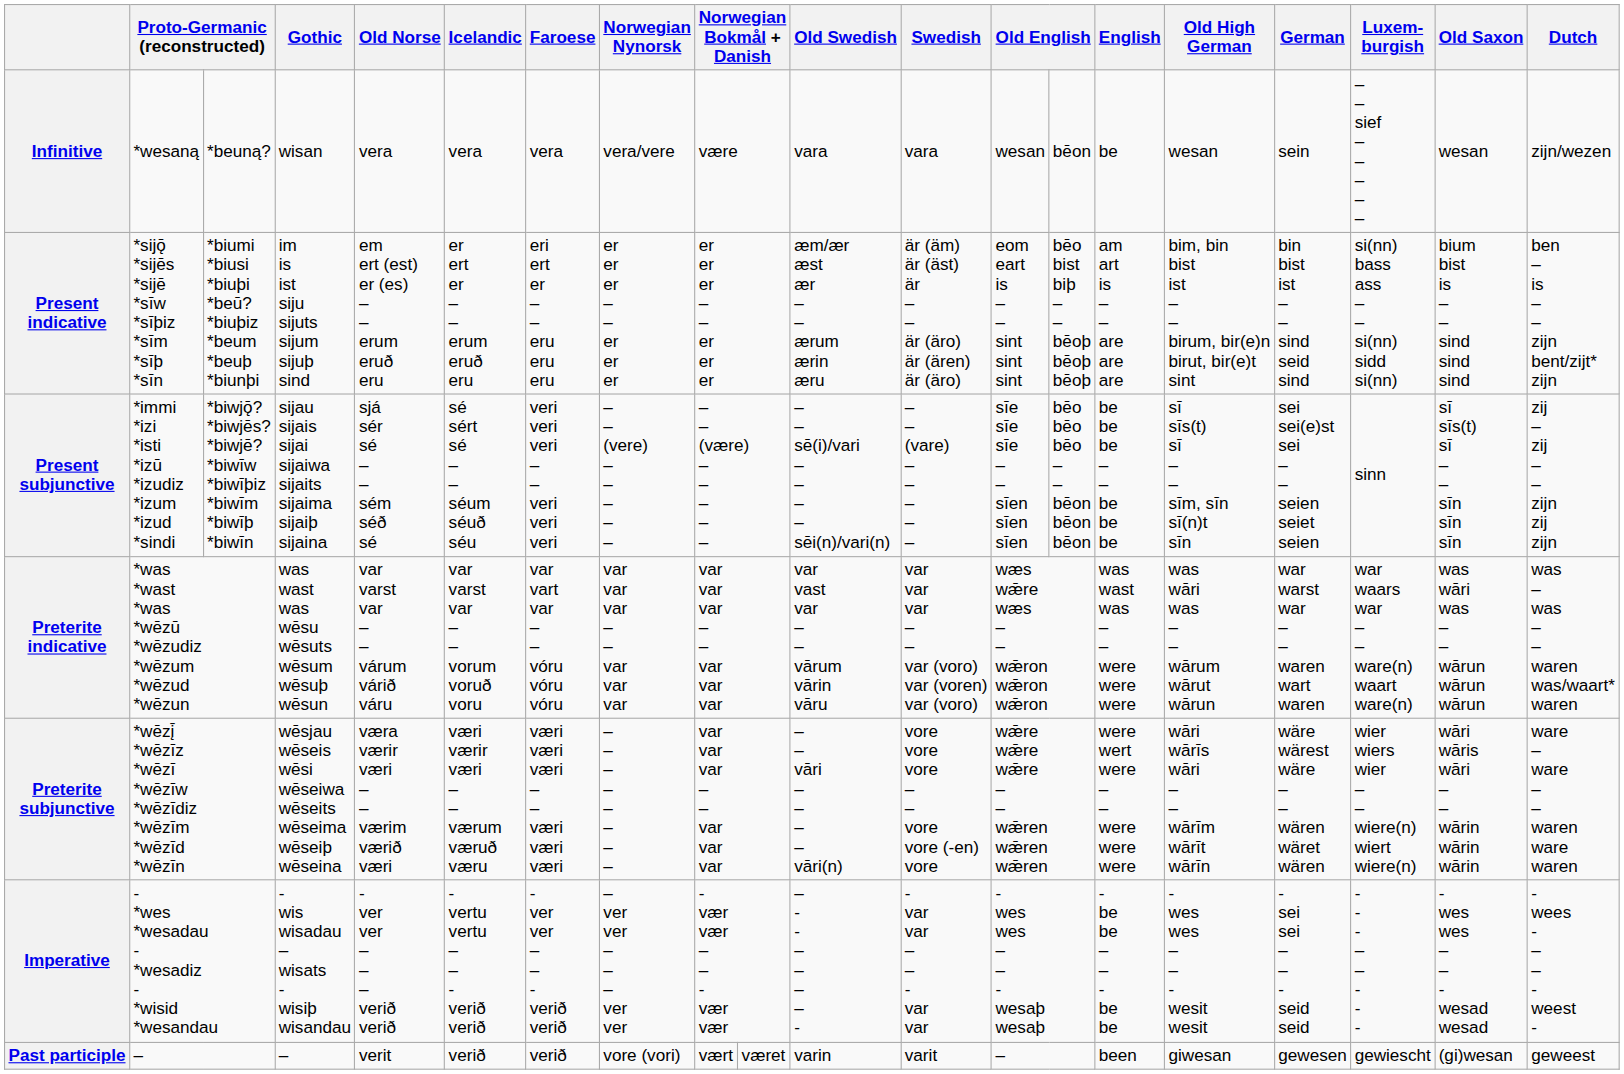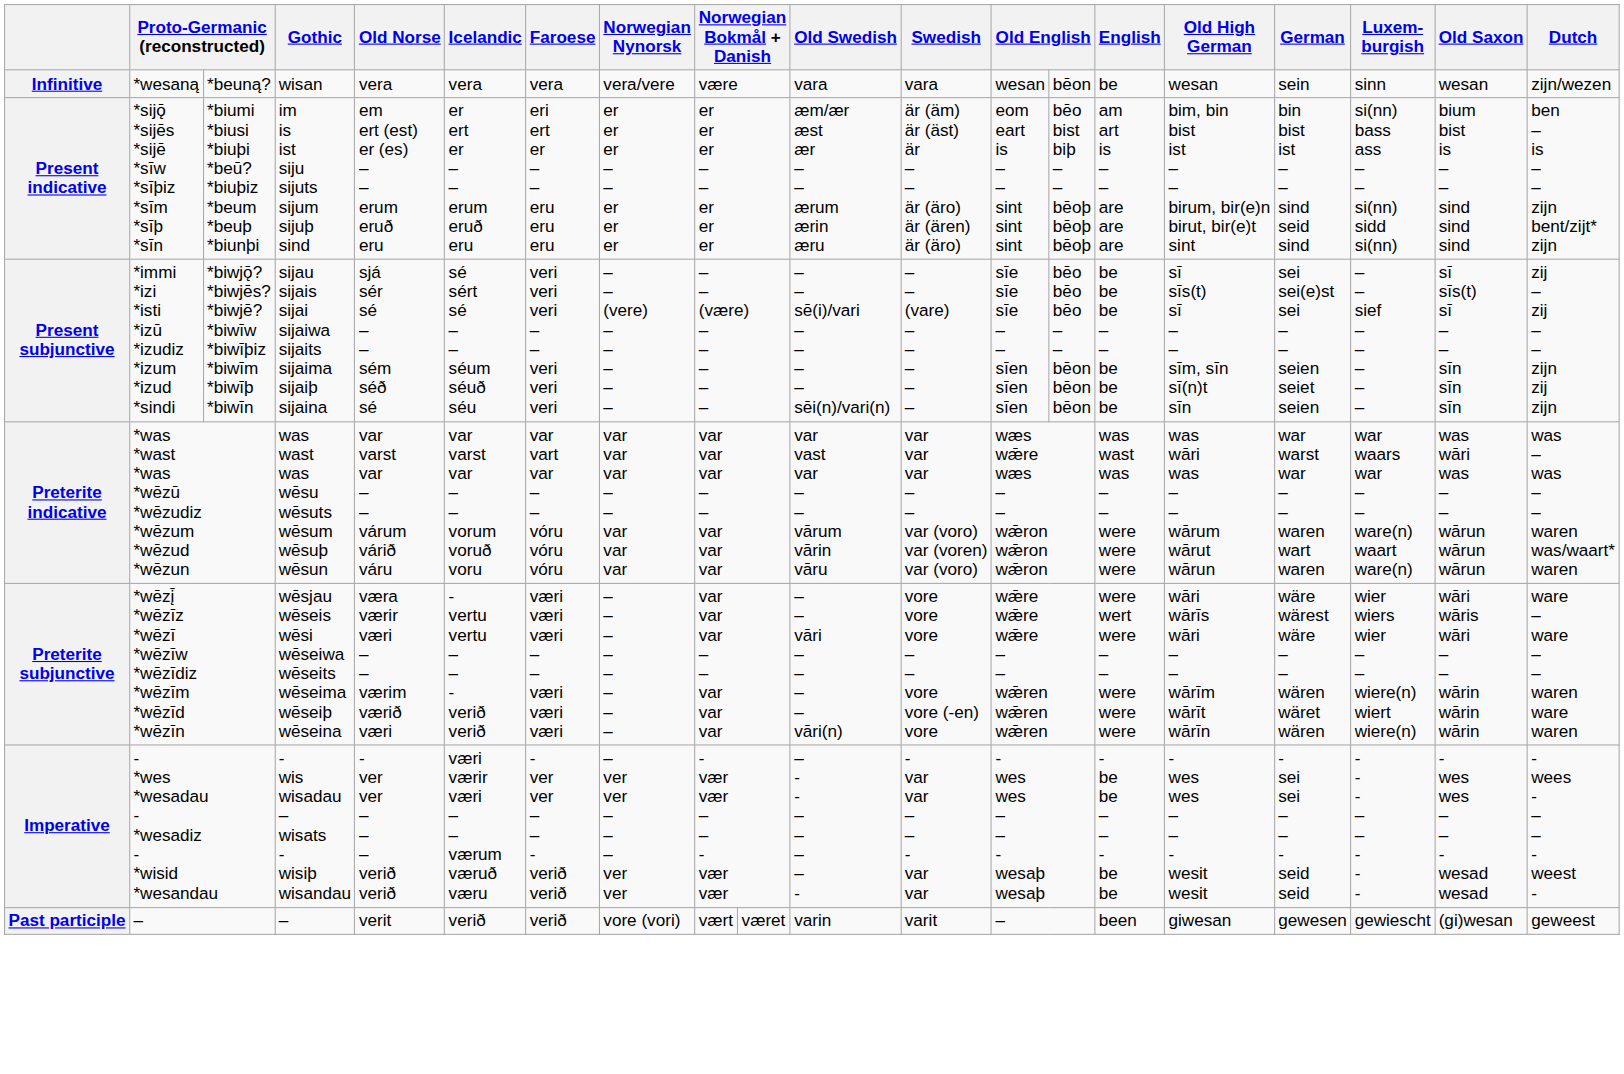(1368, 151) – – sief – – – – – -> (1370, 83) sinn
(1370, 475) sinn -> (1368, 340) – – sief – – – – –
(475, 799) væri værir væri – – værum væruð væru -> (468, 664) - vertu vertu – – - verið verið
(468, 961) - vertu vertu – – - verið verið -> (475, 826) væri værir væri – – værum væruð væru
